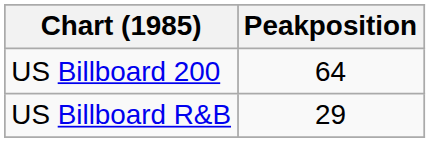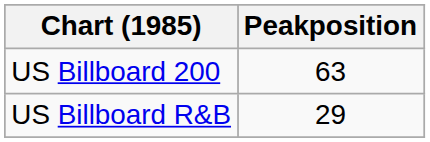(330, 70) 64 -> (330, 70) 63
